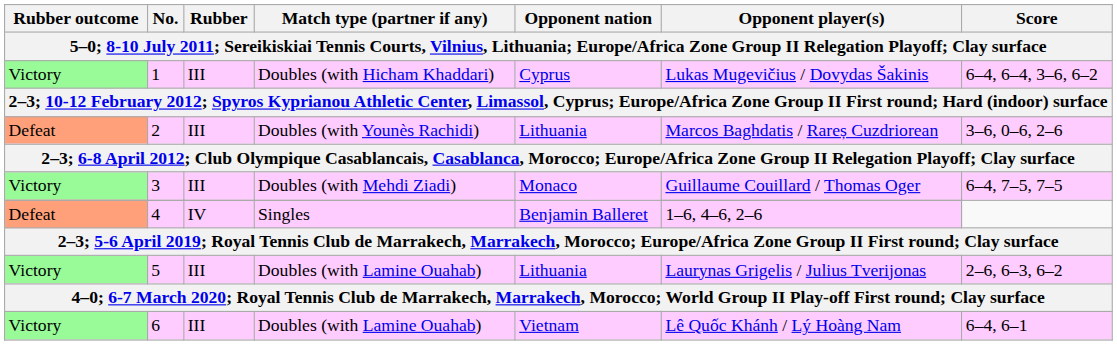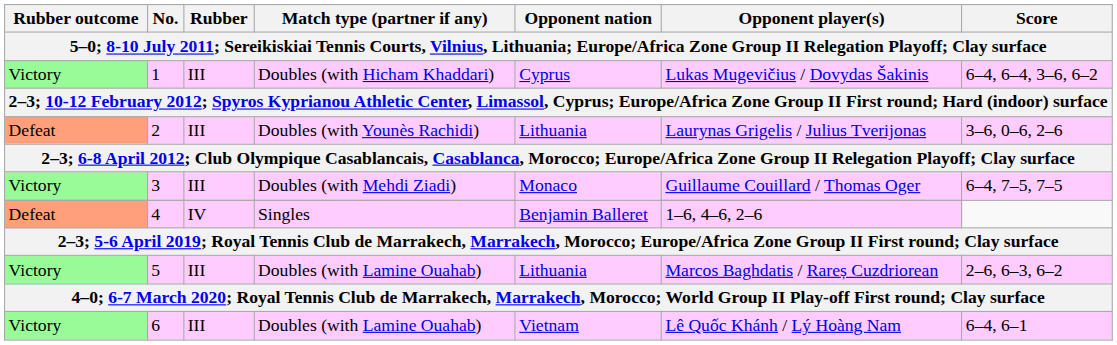(802, 130) Marcos Baghdatis / Rareș Cuzdriorean -> (796, 130) Laurynas Grigelis / Julius Tverijonas
(796, 269) Laurynas Grigelis / Julius Tverijonas -> (802, 269) Marcos Baghdatis / Rareș Cuzdriorean
